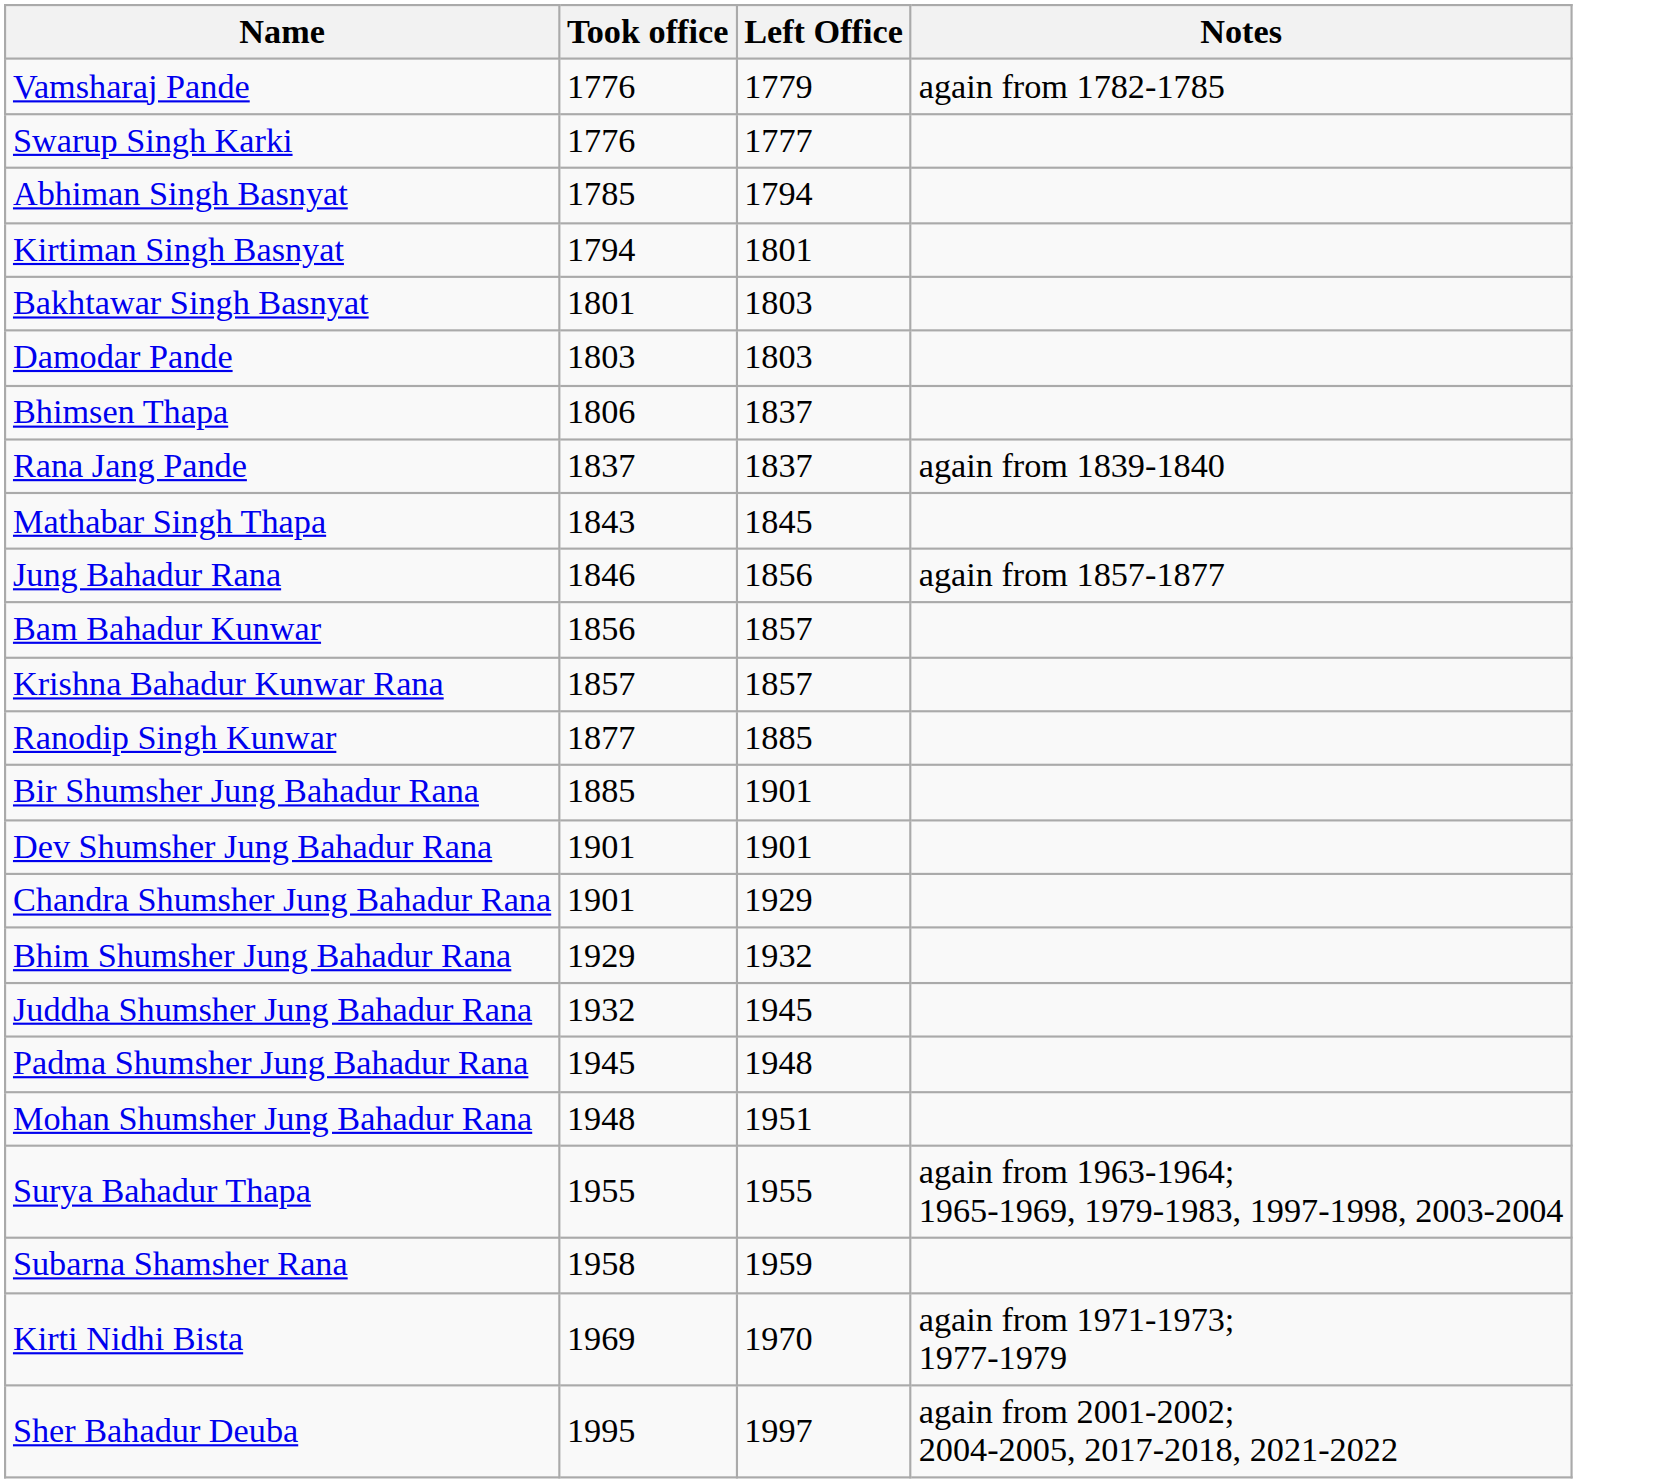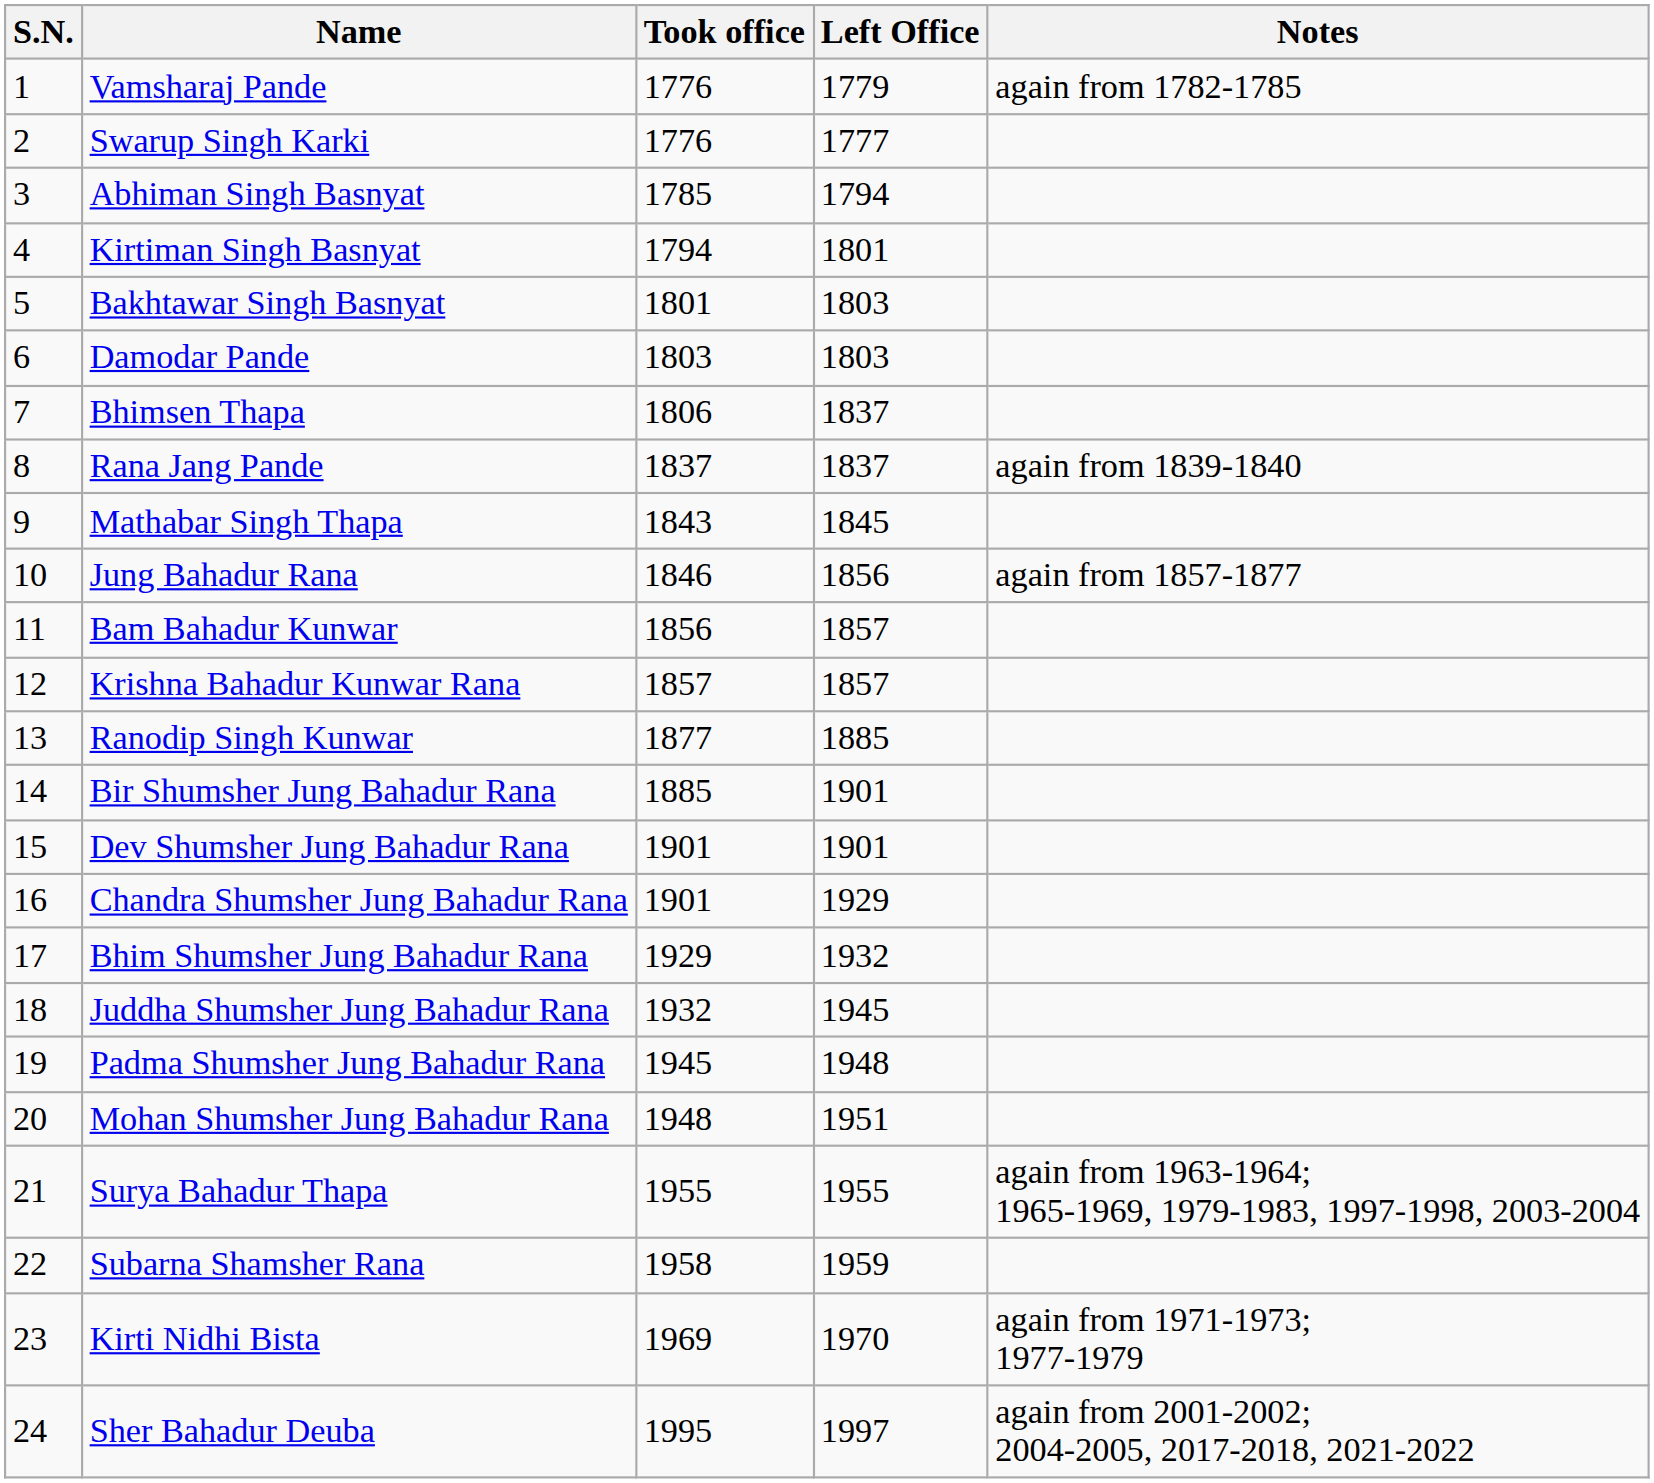+ column: (43, 31)
